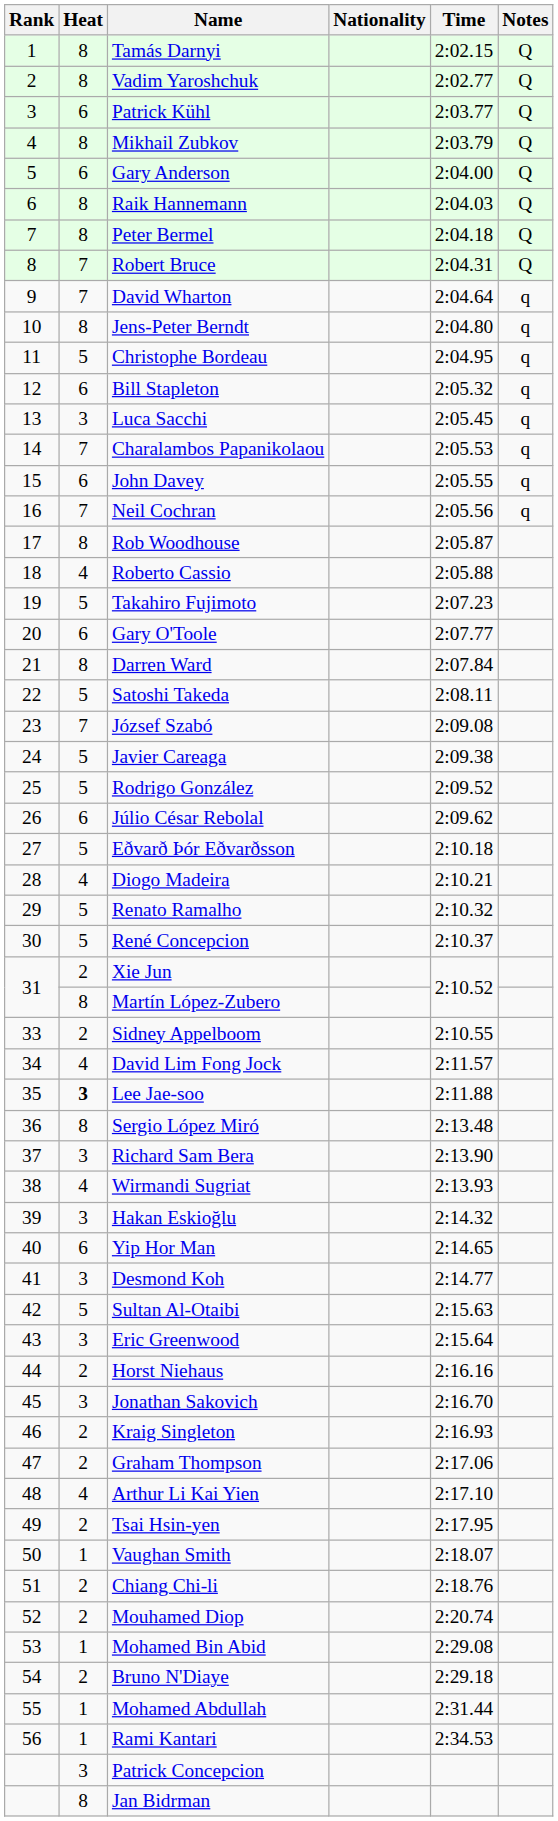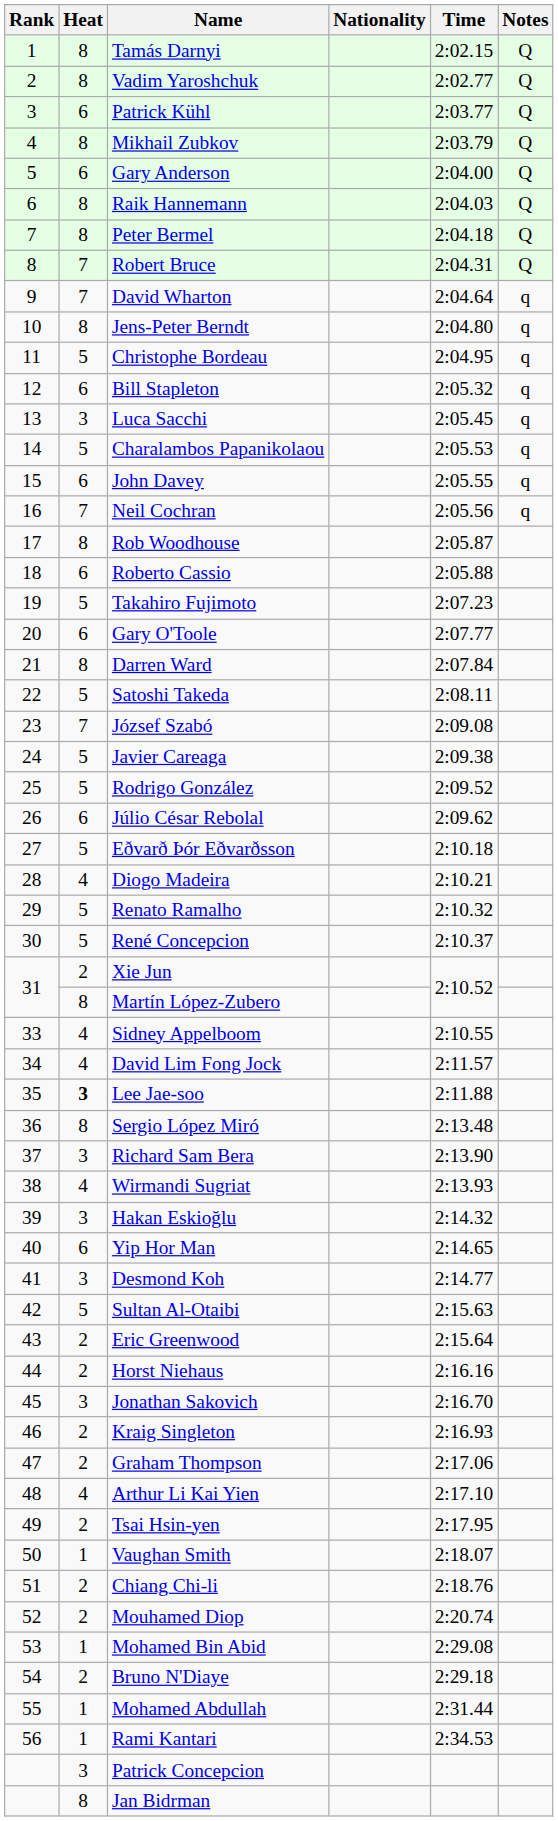(83, 449) 7 -> (83, 449) 5
(83, 572) 4 -> (83, 572) 6
(83, 1033) 2 -> (83, 1033) 4
(83, 1340) 3 -> (83, 1340) 2
